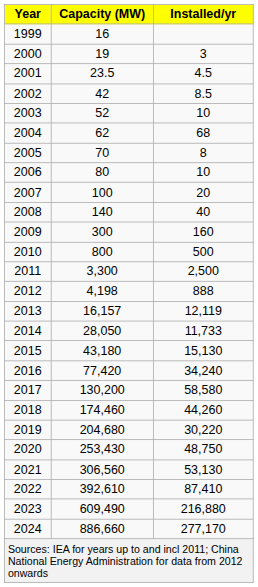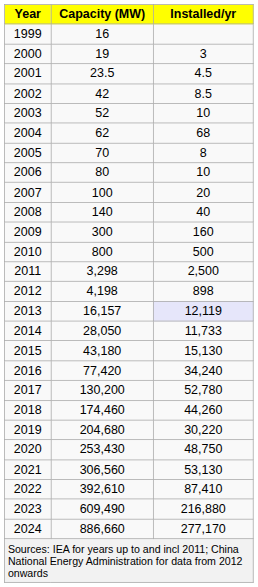(102, 271) 3,300 -> (102, 271) 3,298
(203, 291) 888 -> (203, 291) 898
(203, 311) no background -> (203, 311) lavender background
(203, 390) 58,580 -> (203, 390) 52,780
